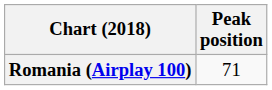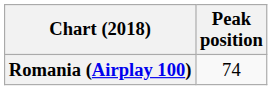(231, 69) 71 -> (231, 69) 74
